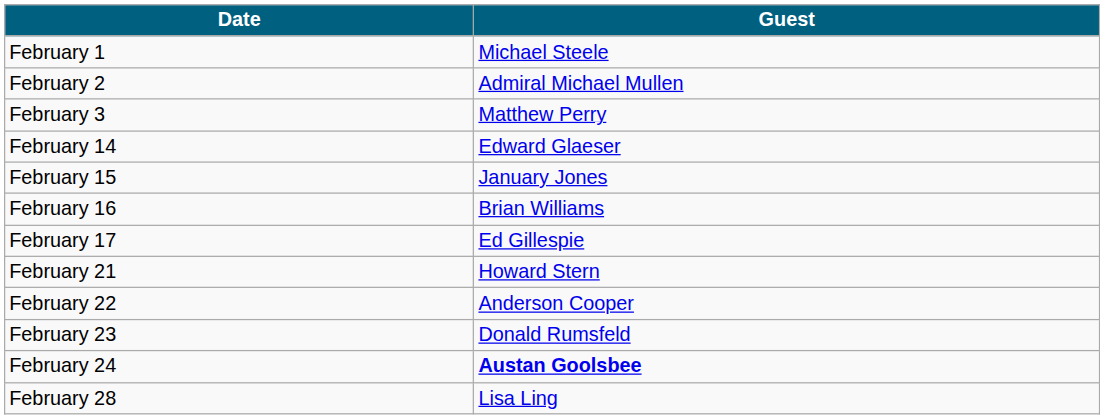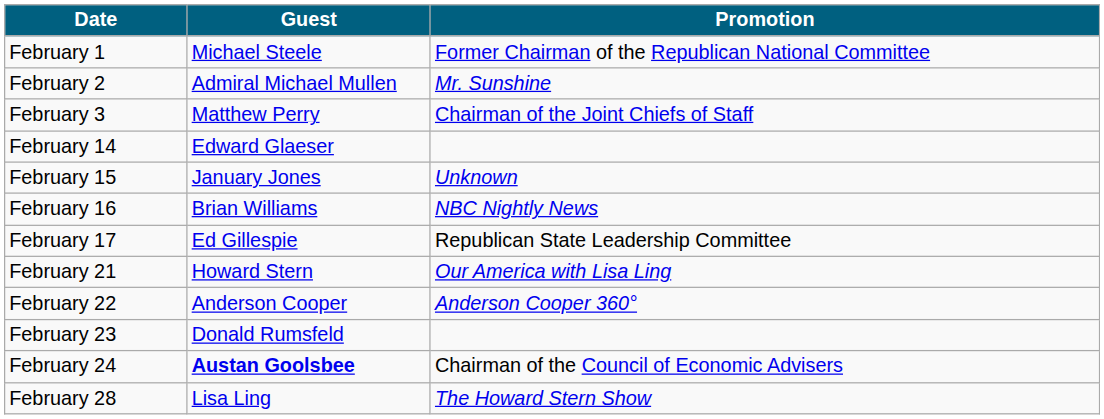+ column: (765, 20)
